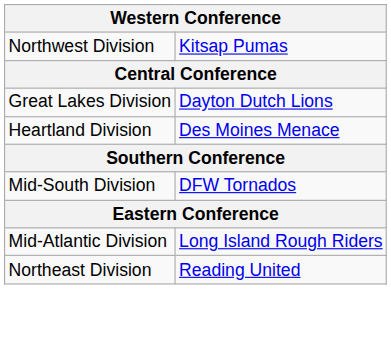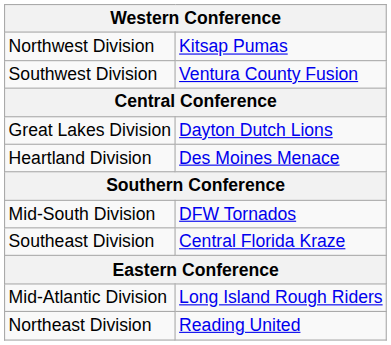+ row: (83, 74)
+ row: (81, 241)
